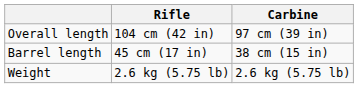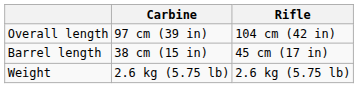columns swapped: (172, 14) <-> (293, 14)
